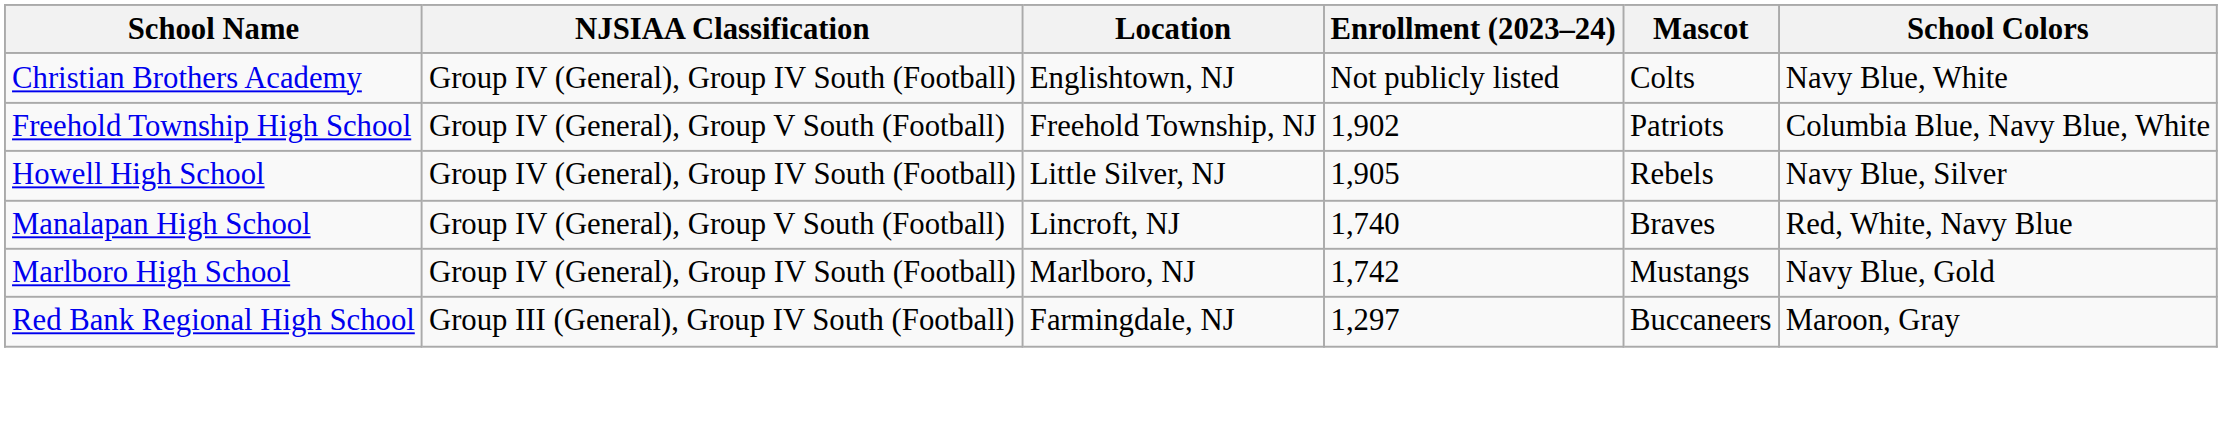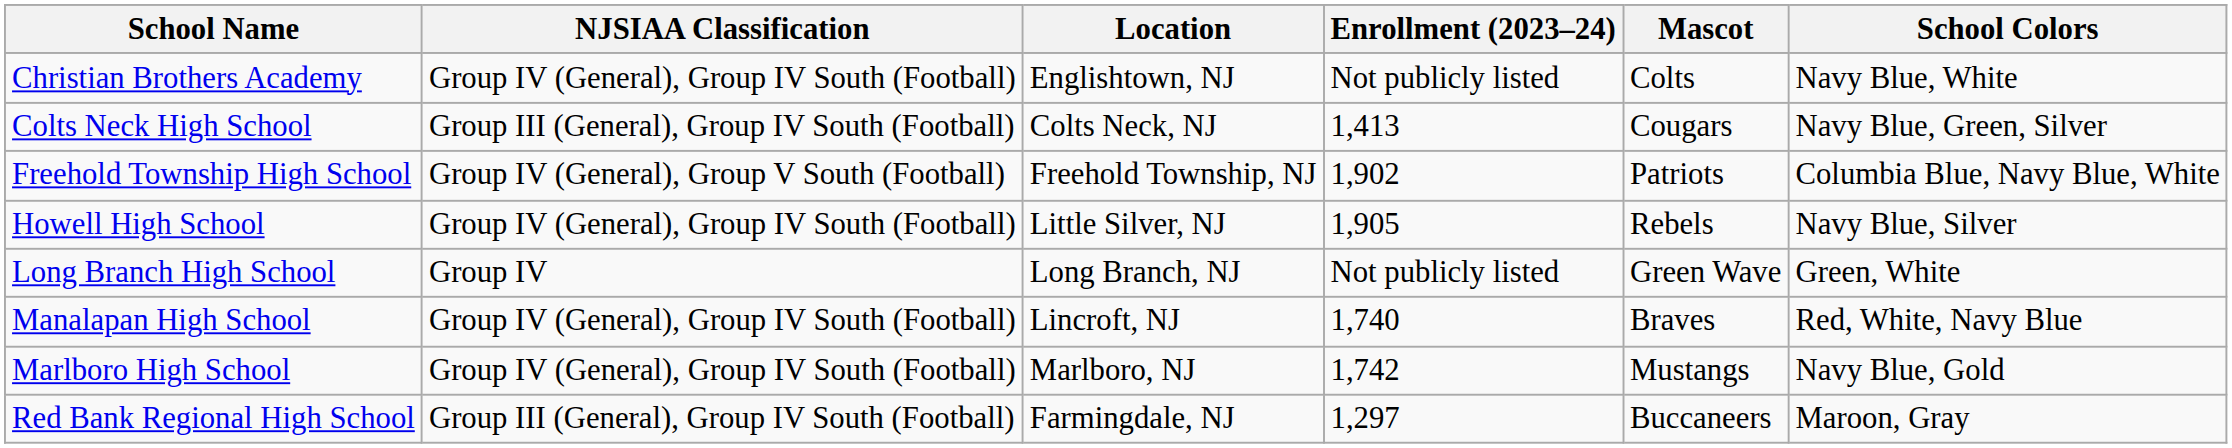+ row: (162, 126)
+ row: (174, 272)
(717, 223) Group IV (General), Group V South (Football) -> (722, 321) Group IV (General), Group IV South (Football)
